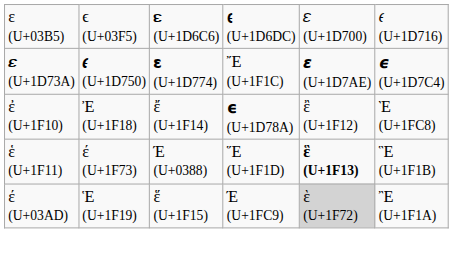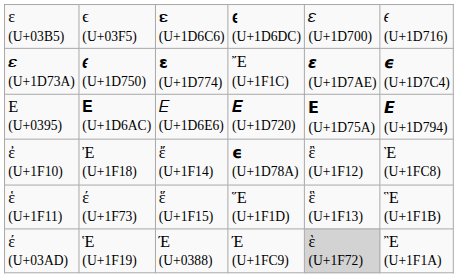+ row: (35, 116)
(180, 161) Έ (U+0388) -> (186, 206) ἕ (U+1F15)
(331, 161) bold -> (336, 206) normal
(181, 205) ἕ (U+1F15) -> (186, 250) Έ (U+0388)
